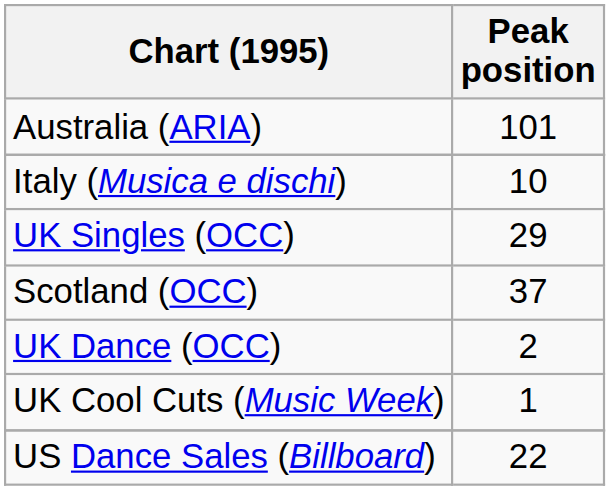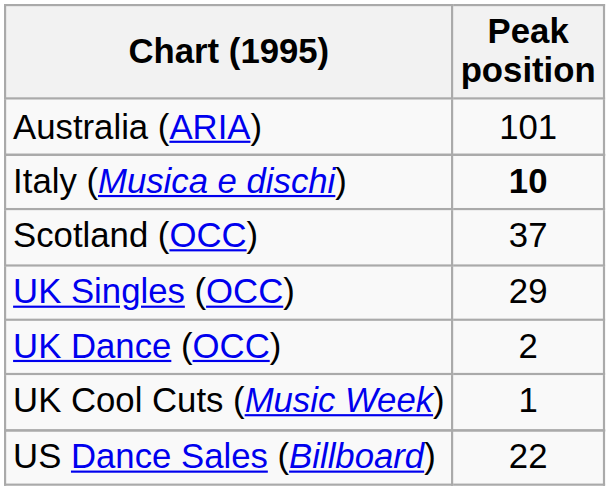(528, 181) normal -> (528, 181) bold
rows swapped: (136, 291) <-> (154, 236)
